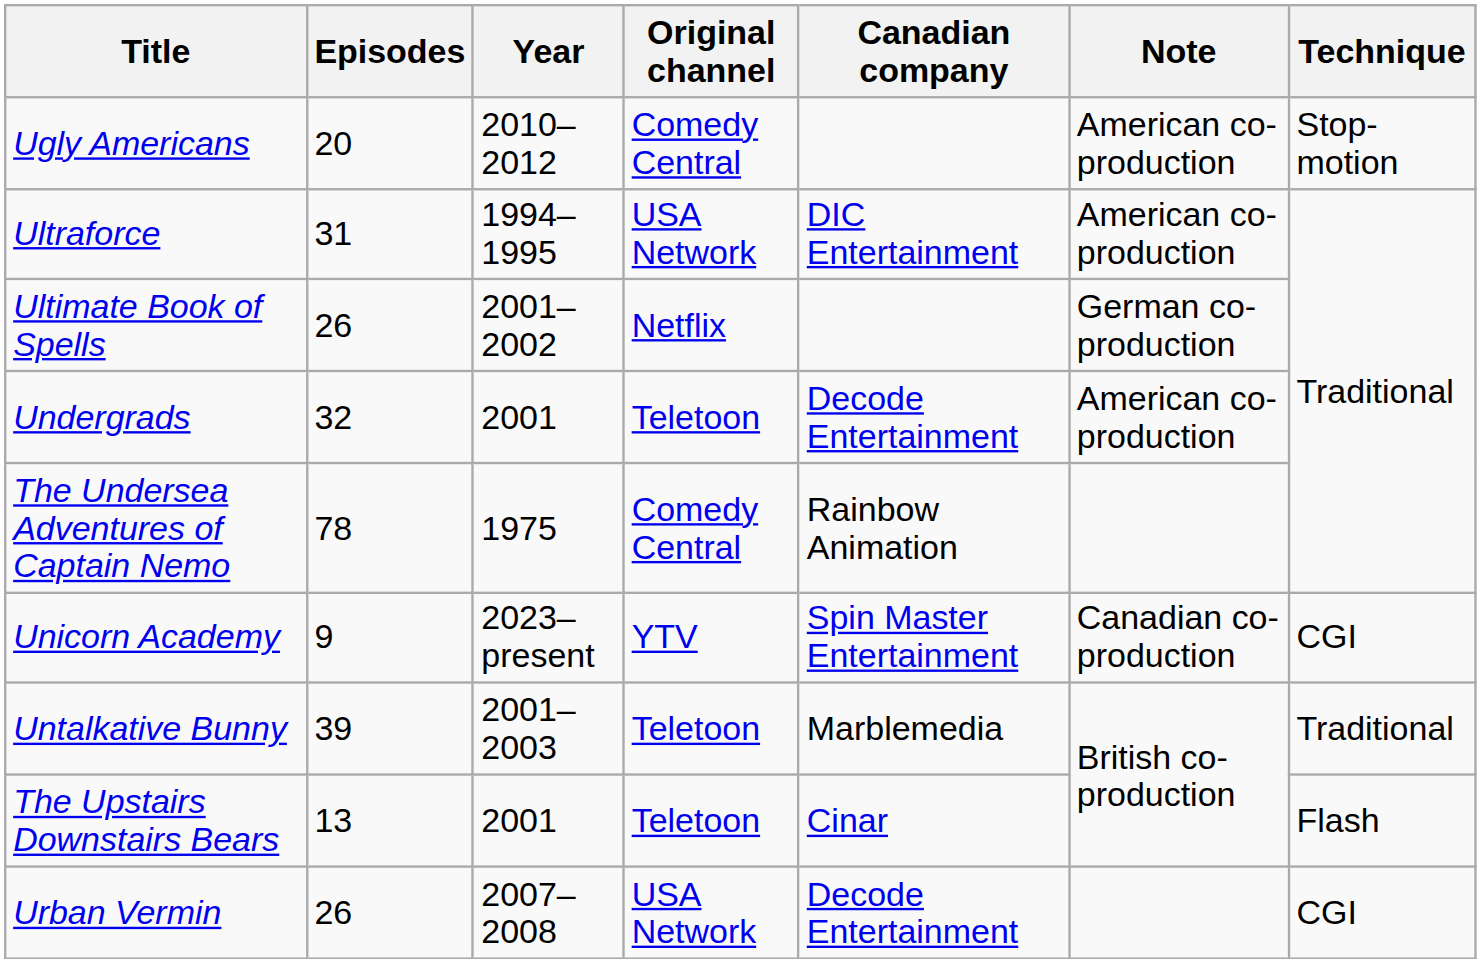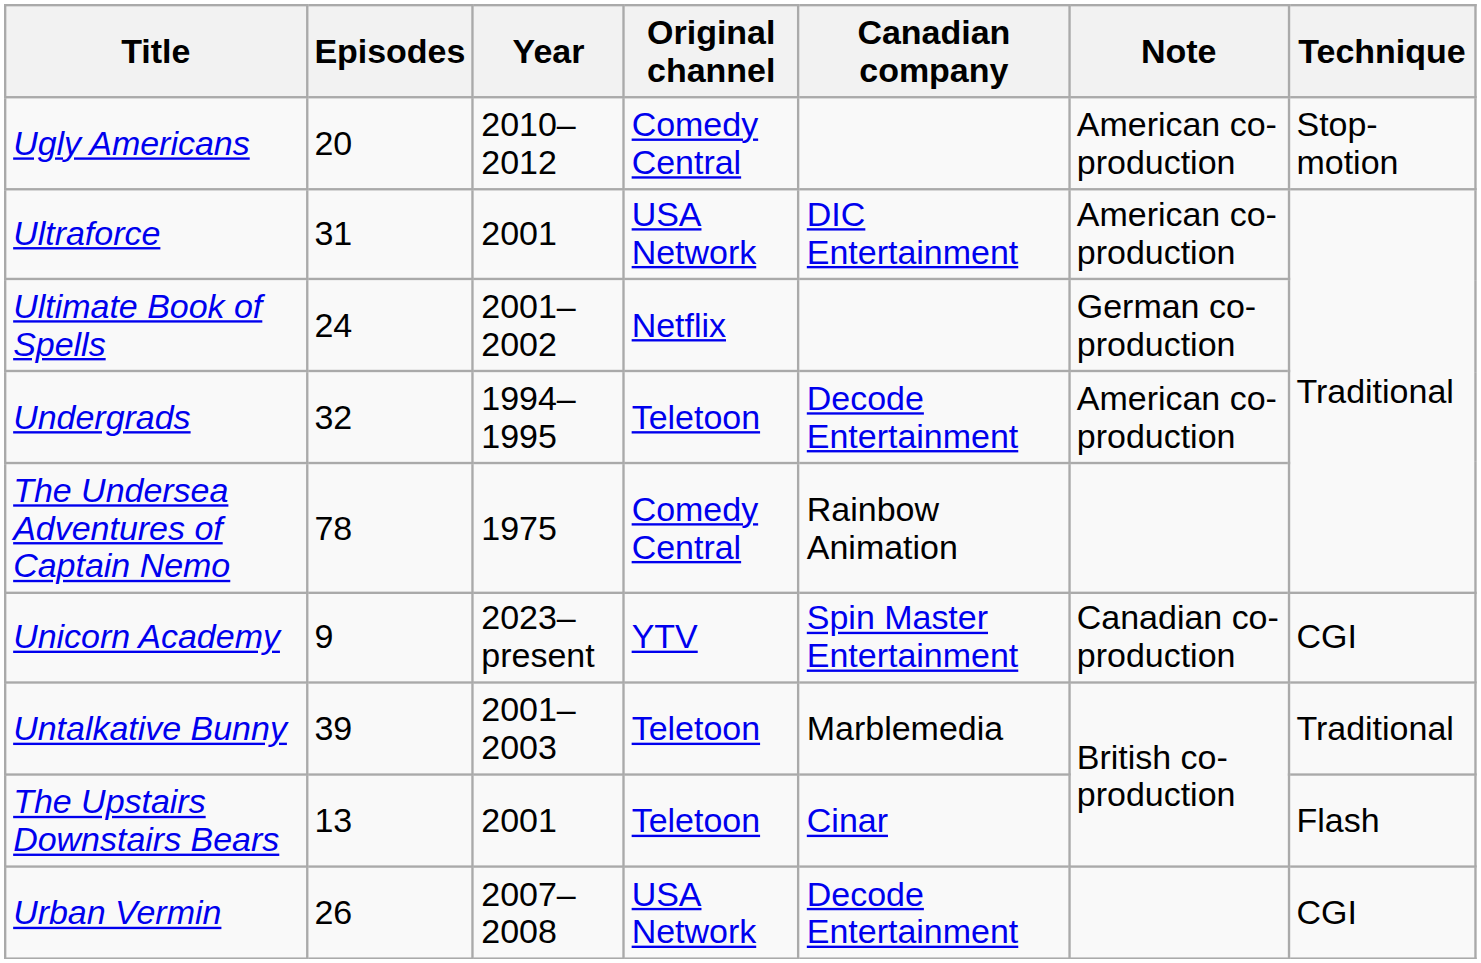(529, 234) 1994–1995 -> (519, 234) 2001
(333, 326) 26 -> (333, 326) 24
(519, 417) 2001 -> (529, 417) 1994–1995
